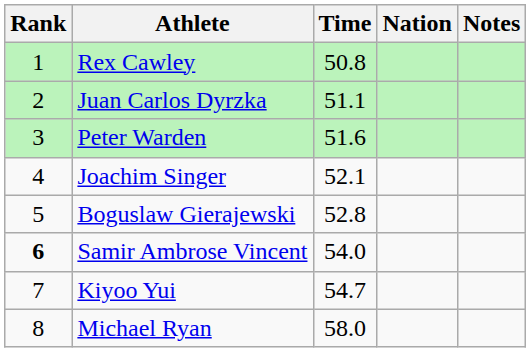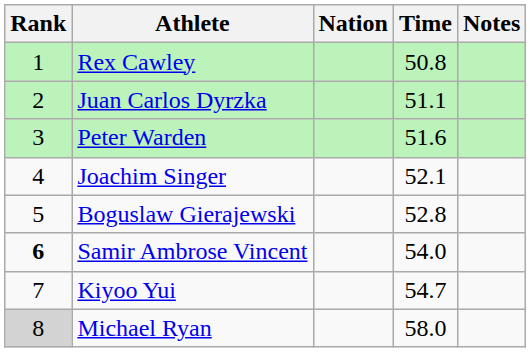columns swapped: (417, 23) <-> (345, 23)
(38, 328) no background -> (38, 328) lightgrey background
